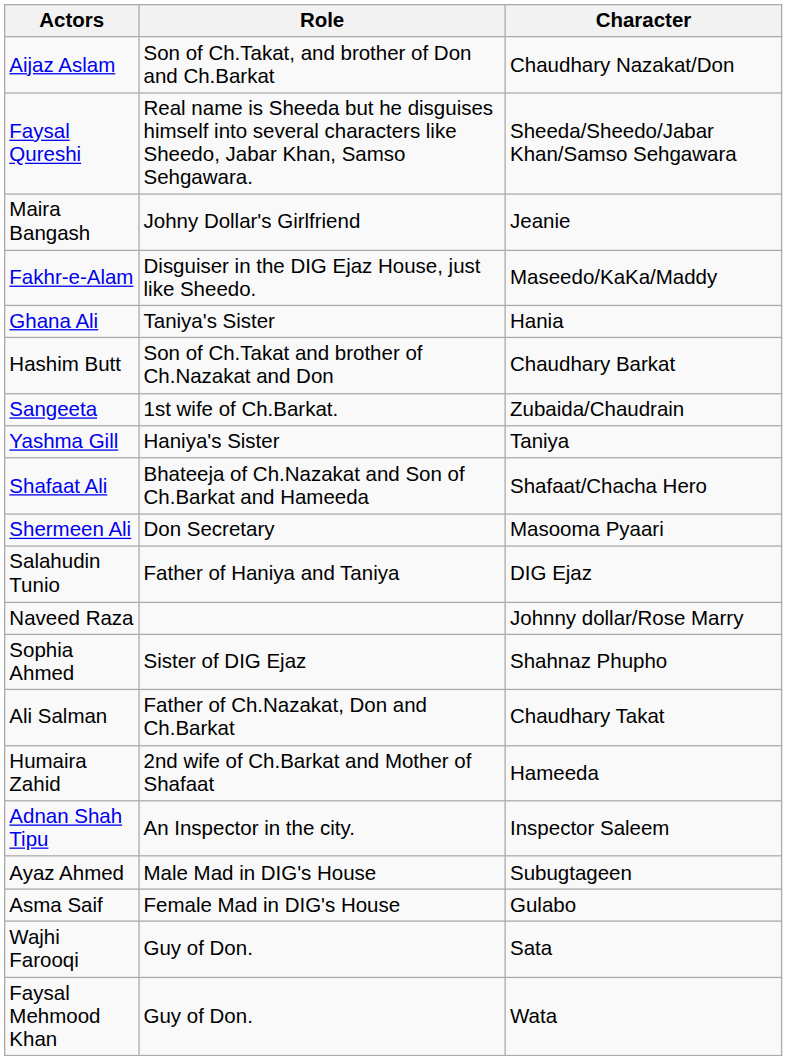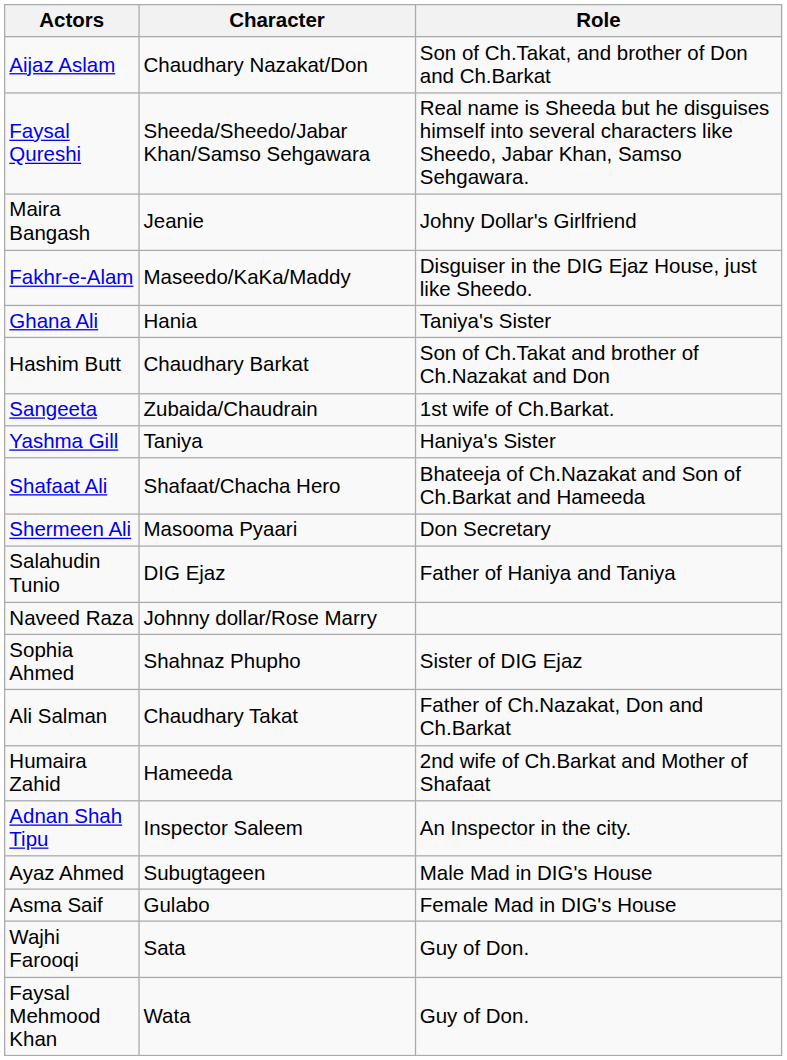columns swapped: (643, 20) <-> (322, 20)
